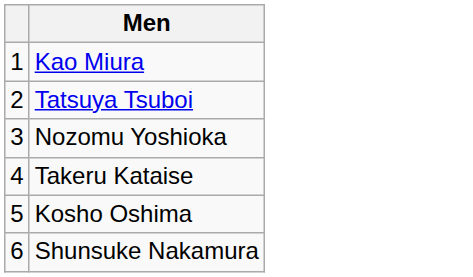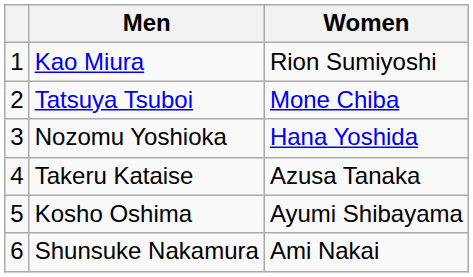+ column: (366, 23)
